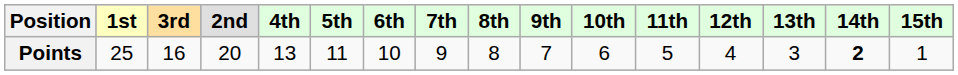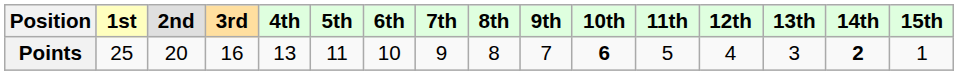columns swapped: (230, 21) <-> (174, 21)
(604, 53) normal -> (604, 53) bold
